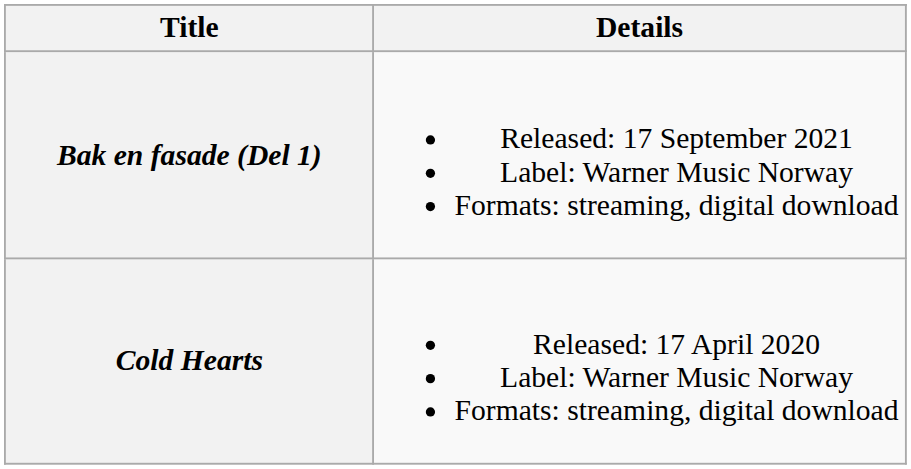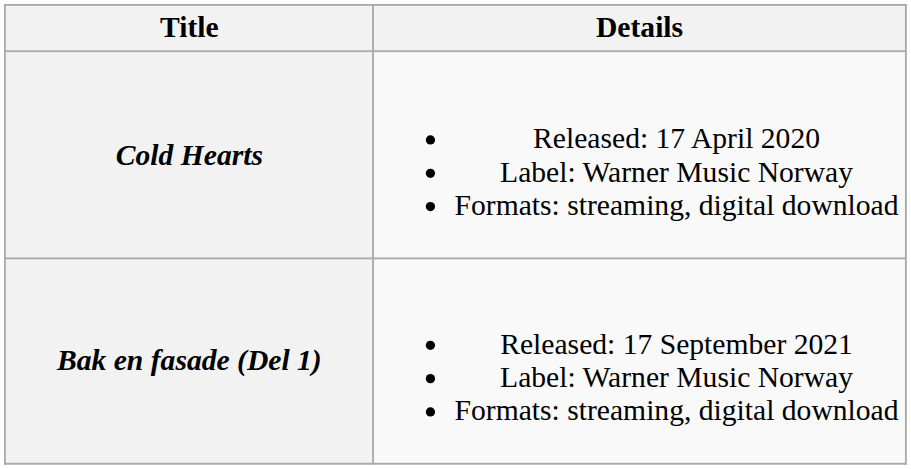rows swapped: (189, 360) <-> (189, 154)
